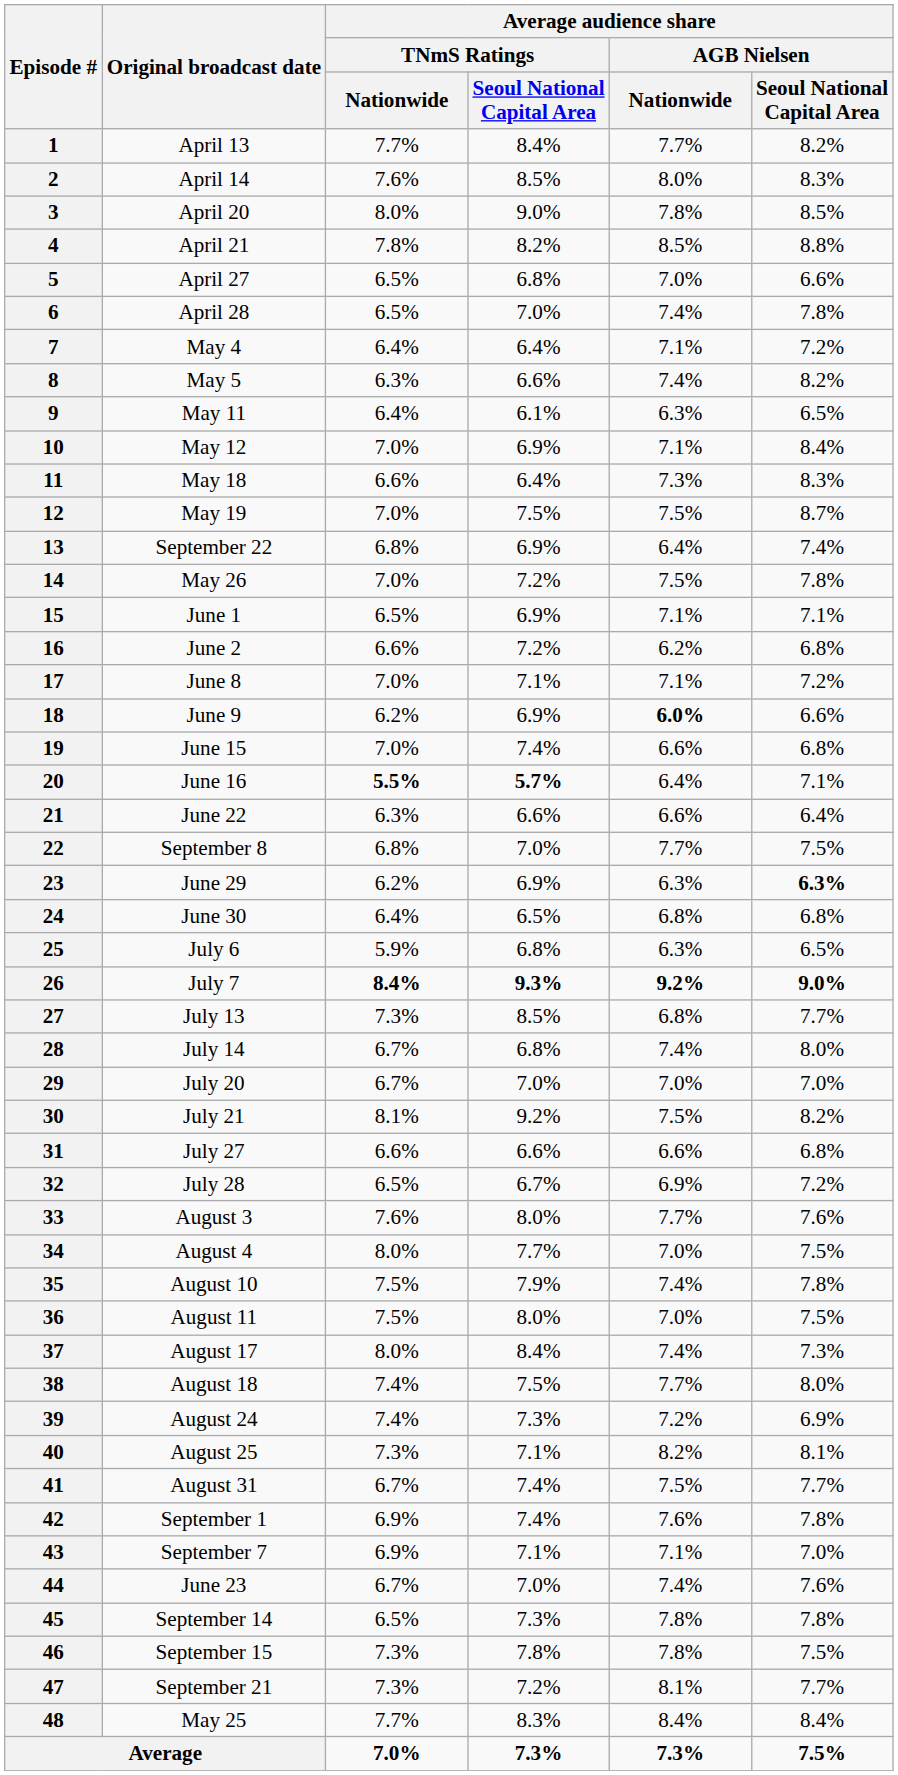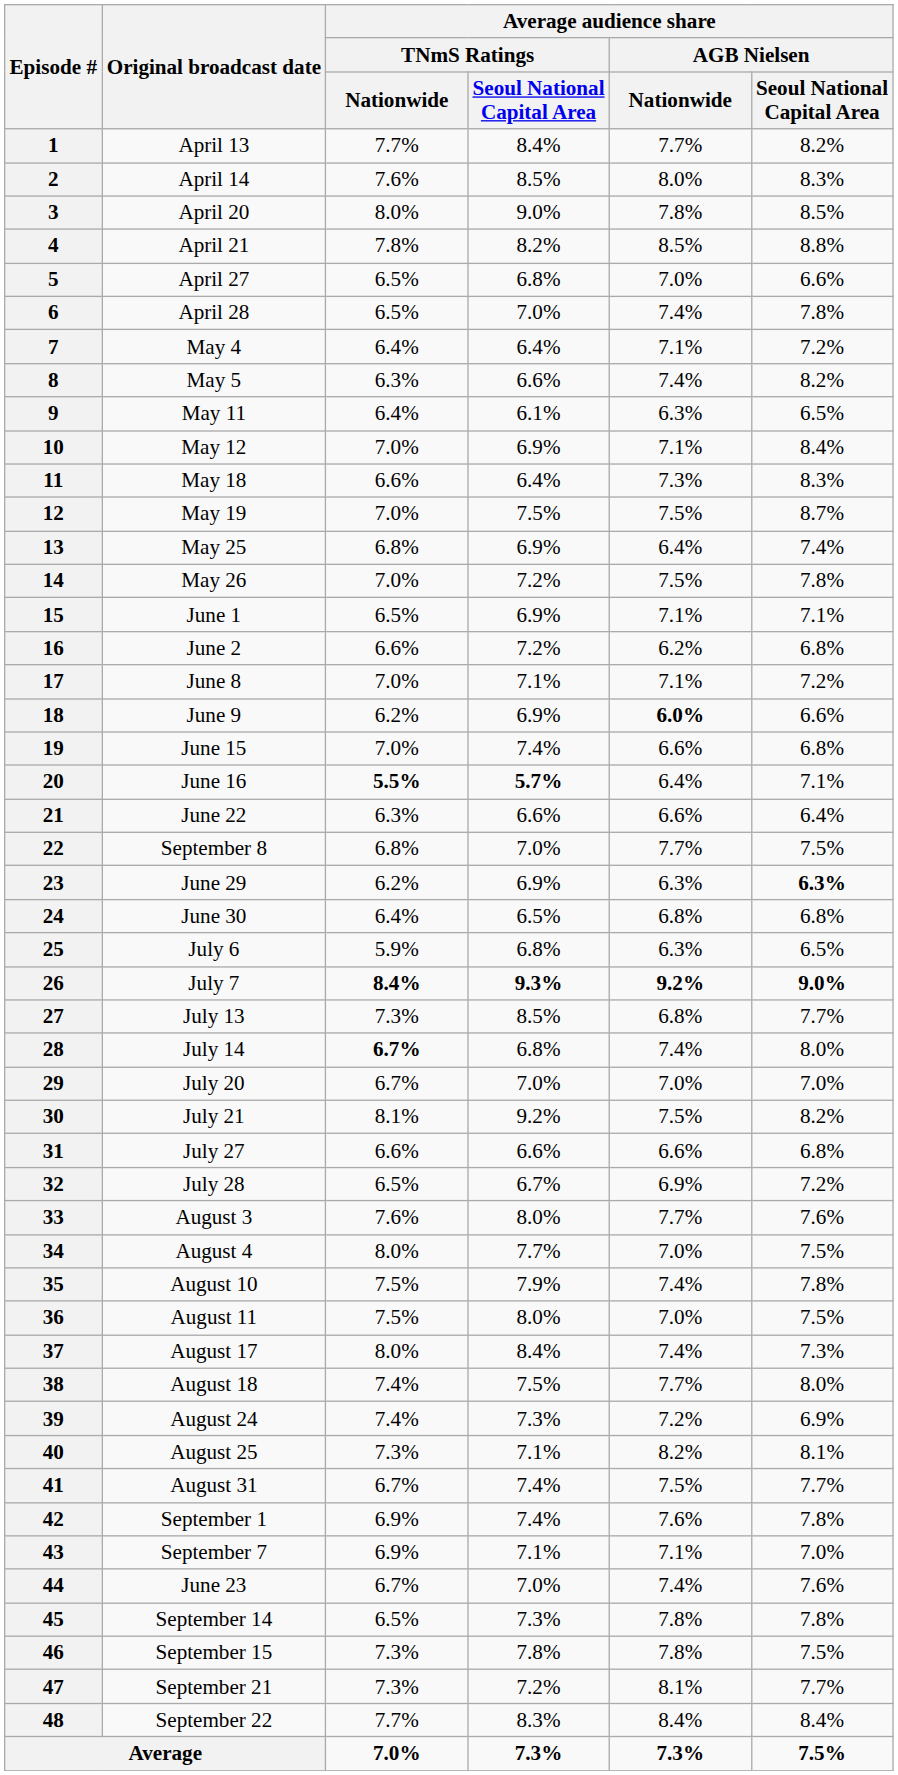(214, 547) September 22 -> (214, 547) May 25
(397, 1049) normal -> (397, 1049) bold
(214, 1719) May 25 -> (214, 1719) September 22
